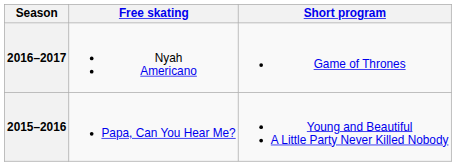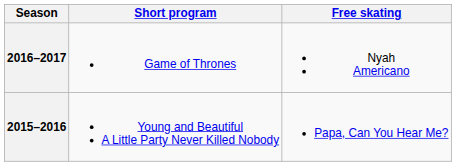columns swapped: (345, 13) <-> (154, 13)
